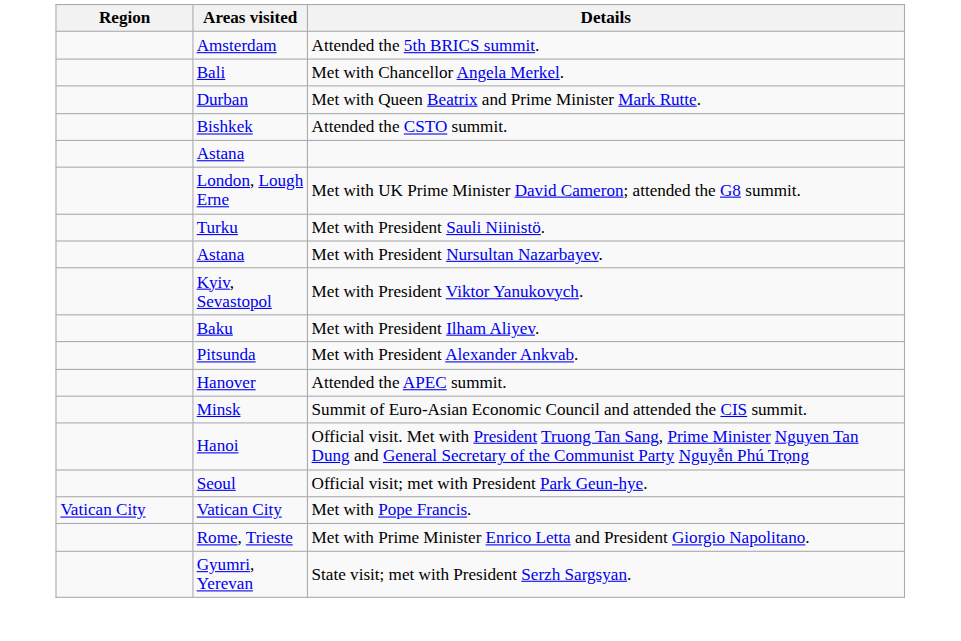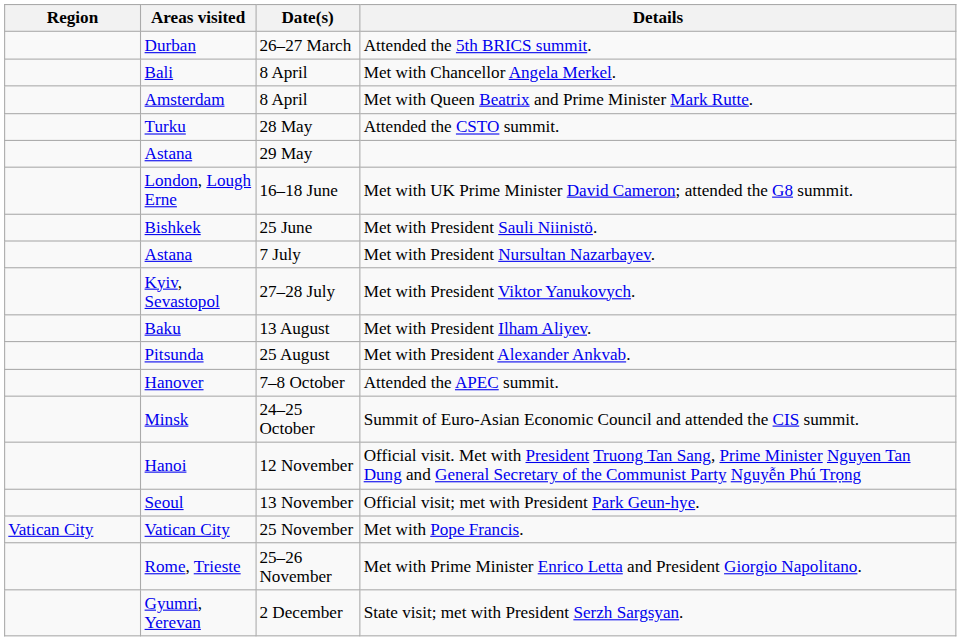+ column: (308, 18)
(237, 45) Amsterdam -> (170, 45) Durban
(222, 99) Durban -> (185, 99) Amsterdam
(225, 126) Bishkek -> (165, 126) Turku
(217, 227) Turku -> (173, 227) Bishkek
